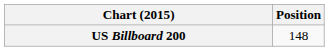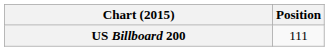(298, 35) 148 -> (298, 35) 111
